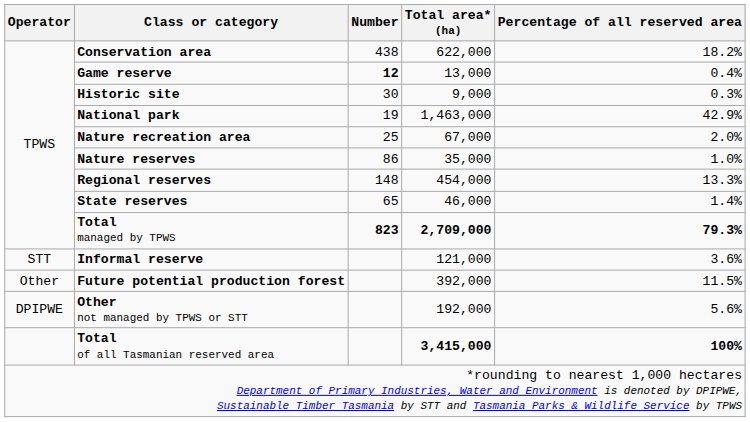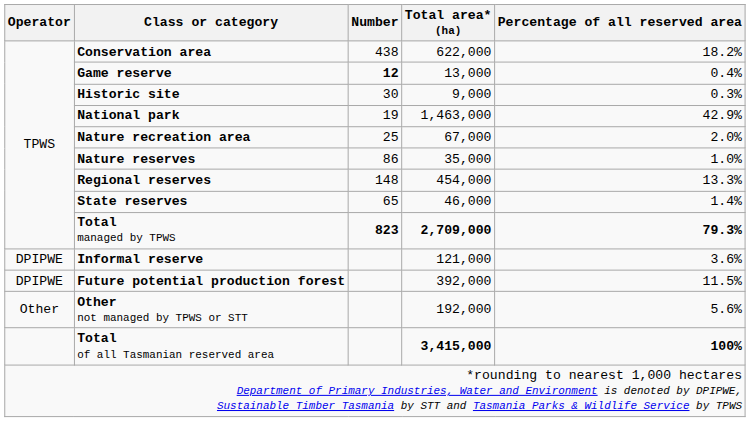(39, 259) STT -> (39, 259) DPIPWE
(39, 281) Other -> (39, 281) DPIPWE
(39, 310) DPIPWE -> (39, 310) Other
